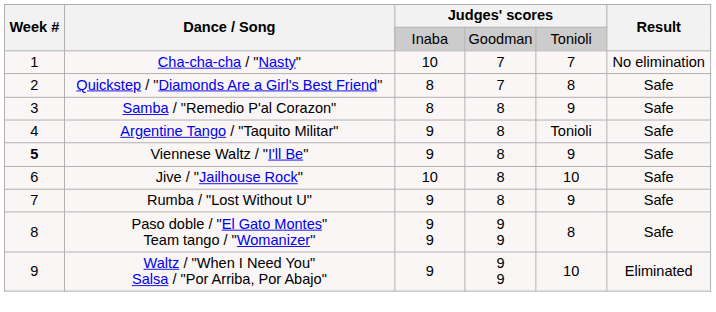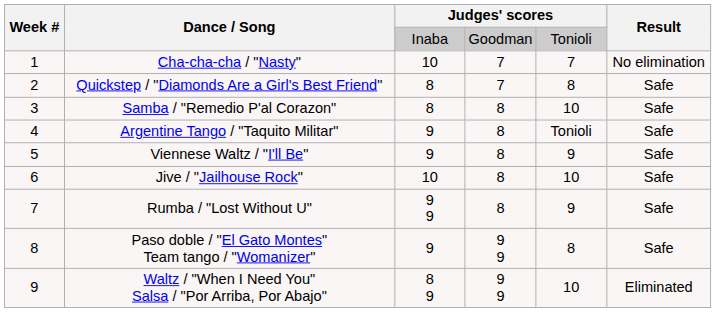(571, 108) 9 -> (571, 108) 10
(34, 154) bold -> (34, 154) normal
(430, 200) 9 -> (430, 208) 9 9
(430, 232) 9 9 -> (430, 248) 9
(430, 271) 9 -> (430, 287) 8 9
